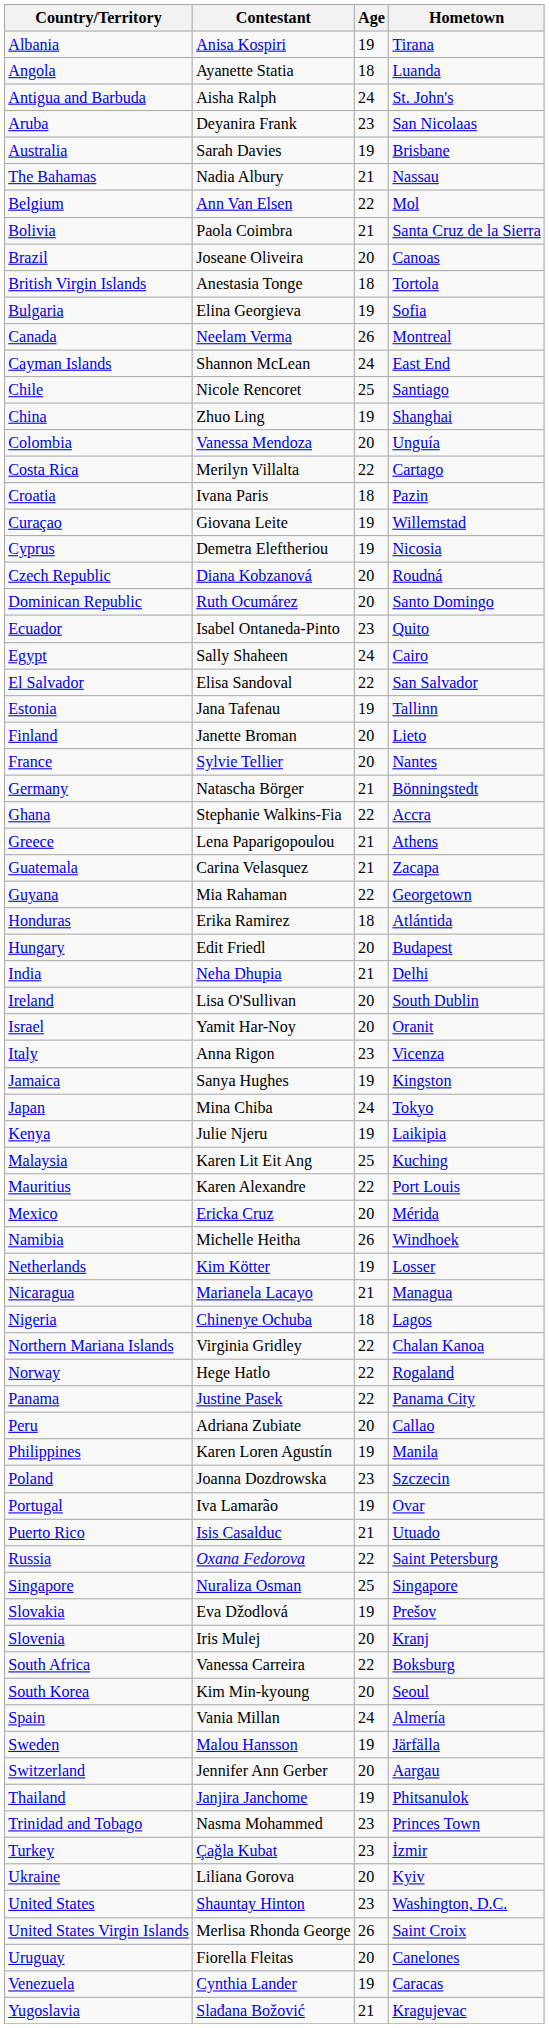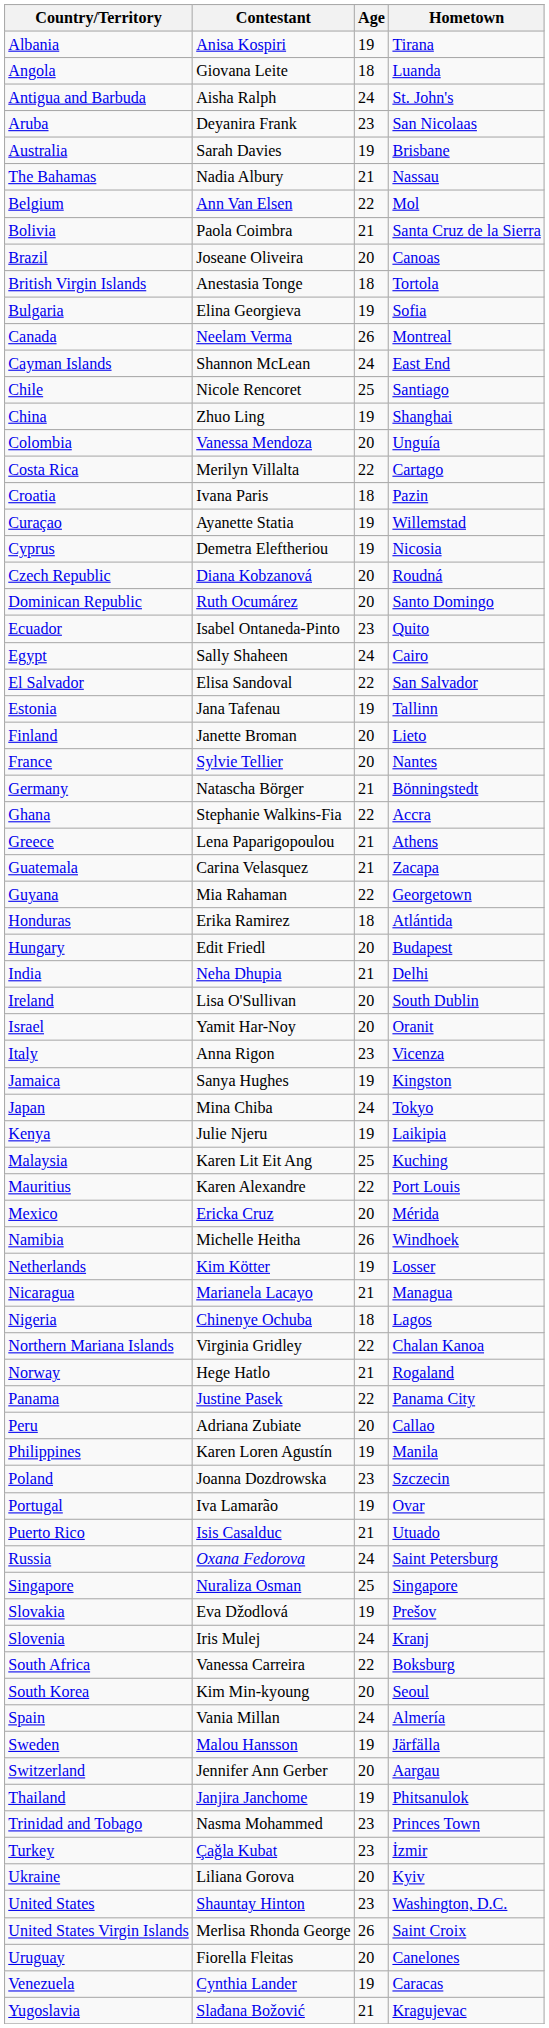(245, 71) Ayanette Statia -> (242, 71) Giovana Leite
(242, 522) Giovana Leite -> (245, 522) Ayanette Statia
(366, 1372) 22 -> (366, 1372) 21
(366, 1558) 22 -> (366, 1558) 24
(366, 1638) 20 -> (366, 1638) 24
